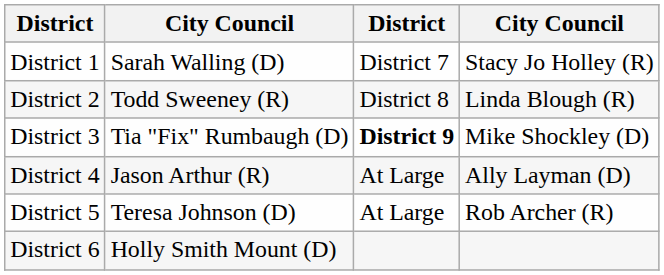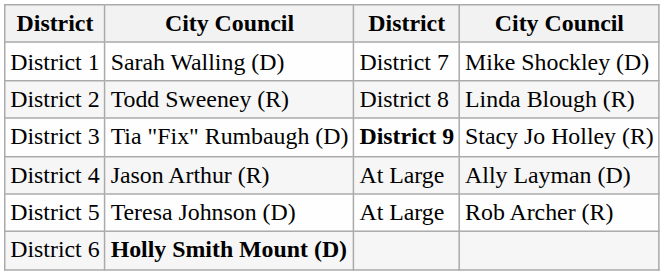(559, 61) Stacy Jo Holley (R) -> (557, 61) Mike Shockley (D)
(557, 136) Mike Shockley (D) -> (559, 136) Stacy Jo Holley (R)
(224, 250) normal -> (229, 250) bold
